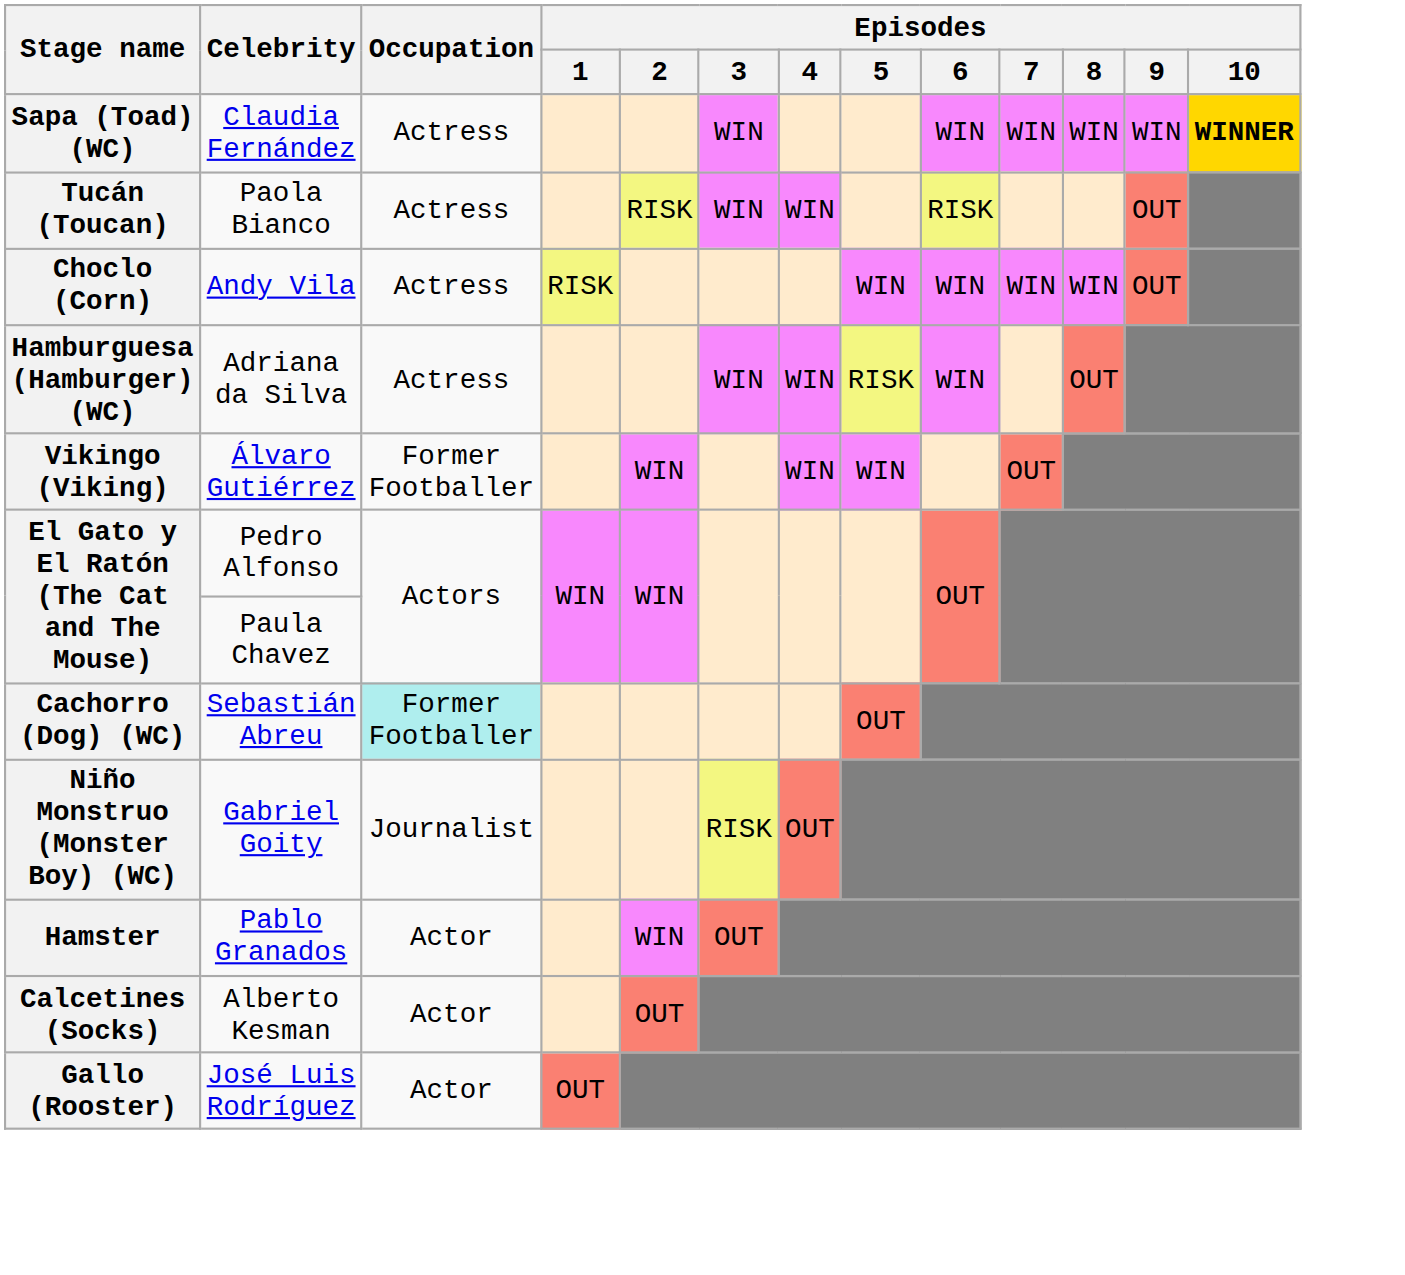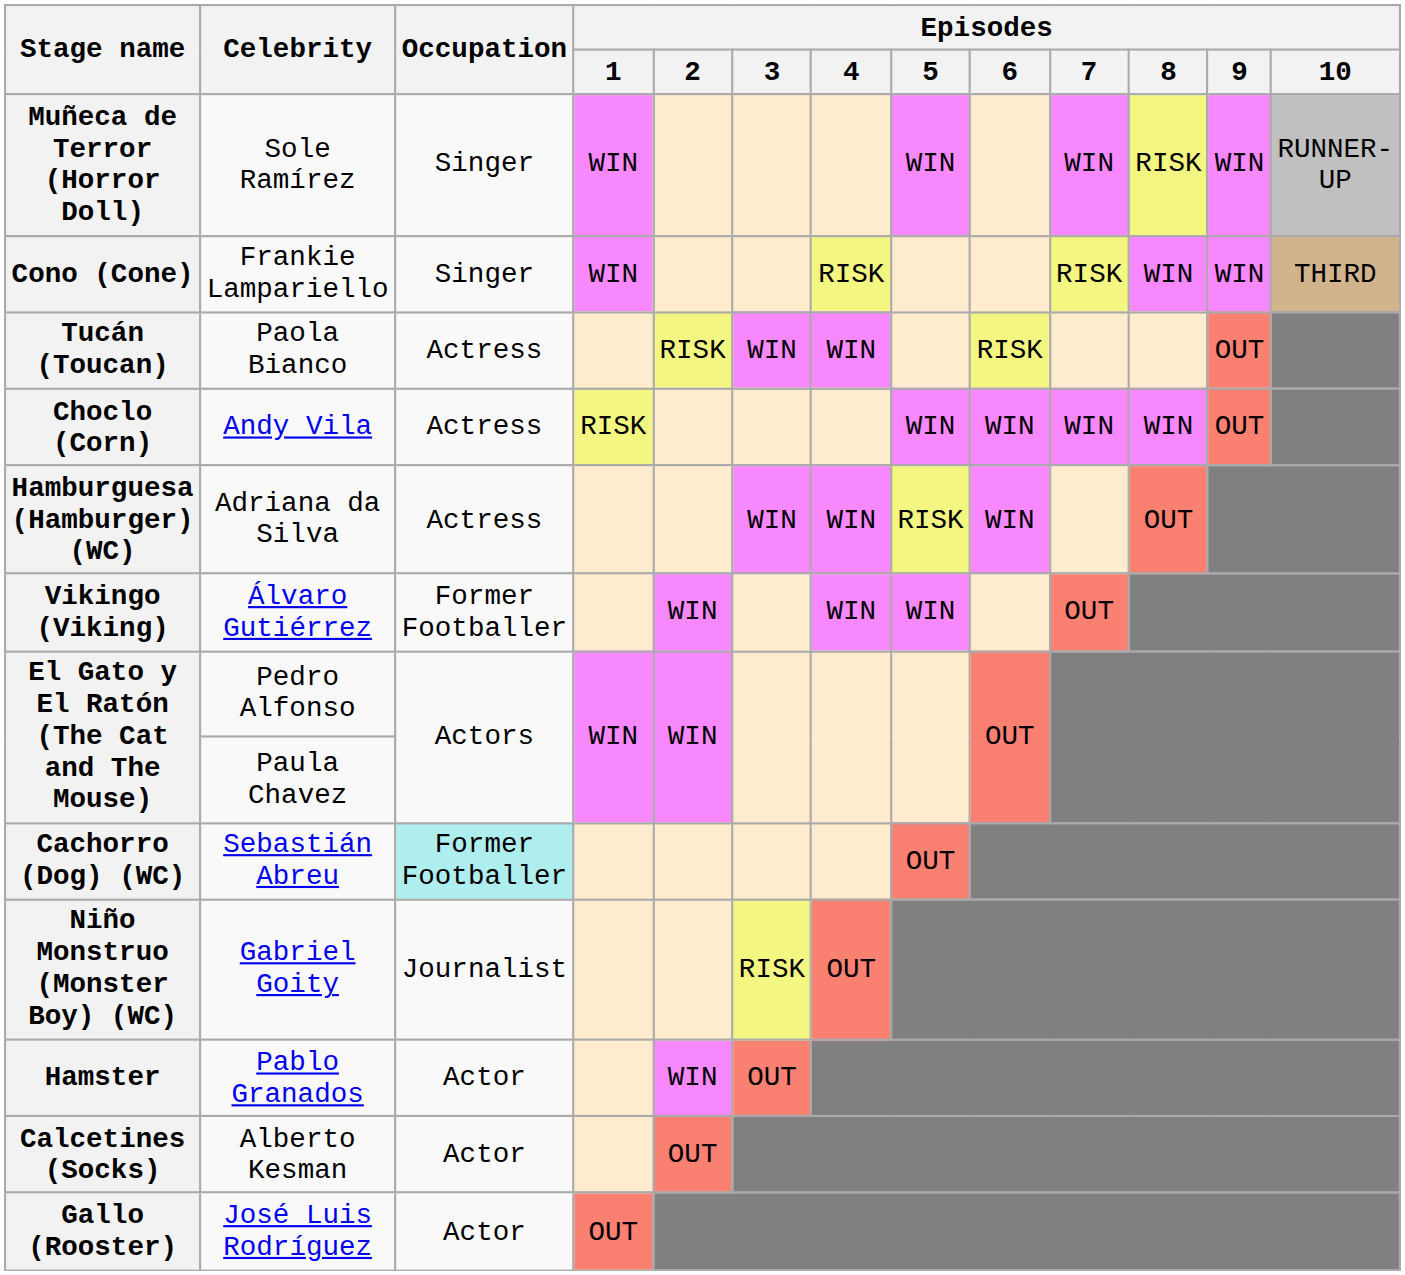- row: (103, 133)
+ row: (103, 165)
+ row: (103, 274)
